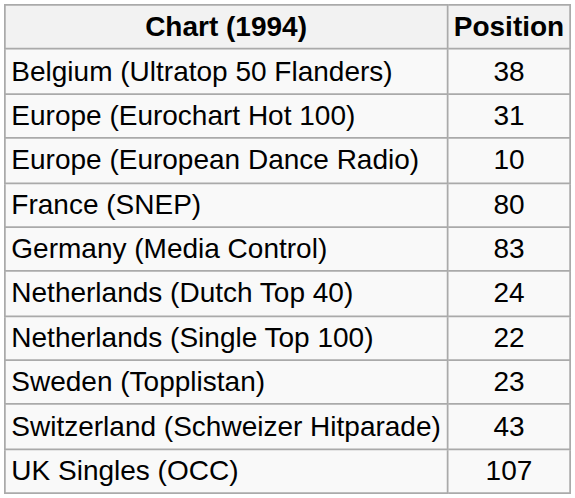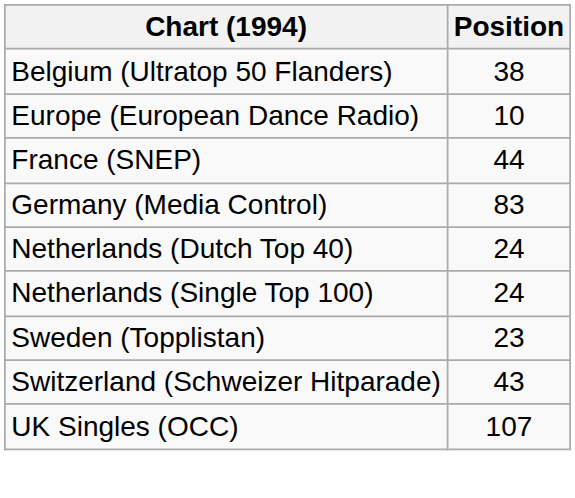- row: (183, 115)
(509, 204) 80 -> (509, 159) 44
(509, 337) 22 -> (509, 293) 24
